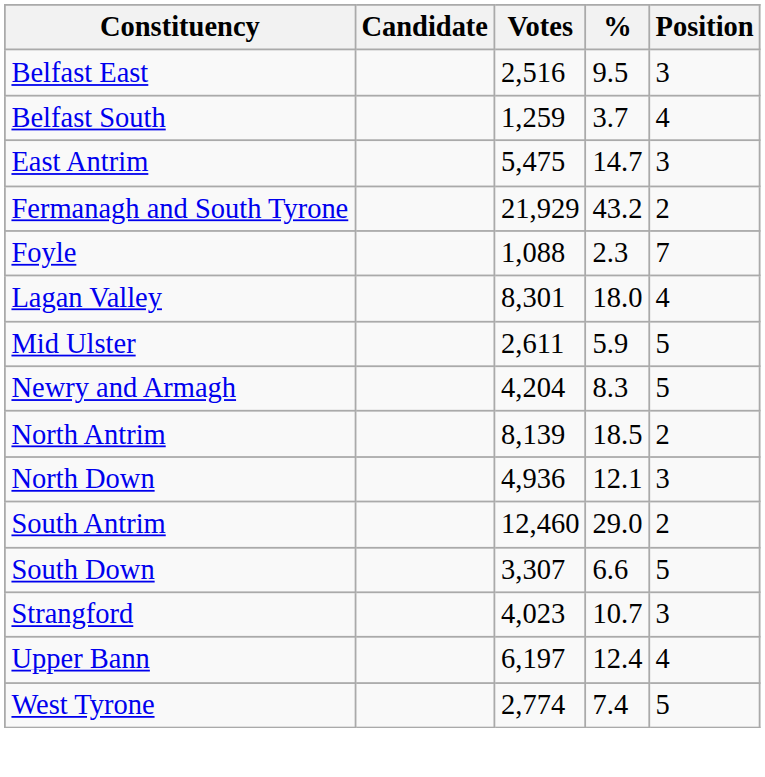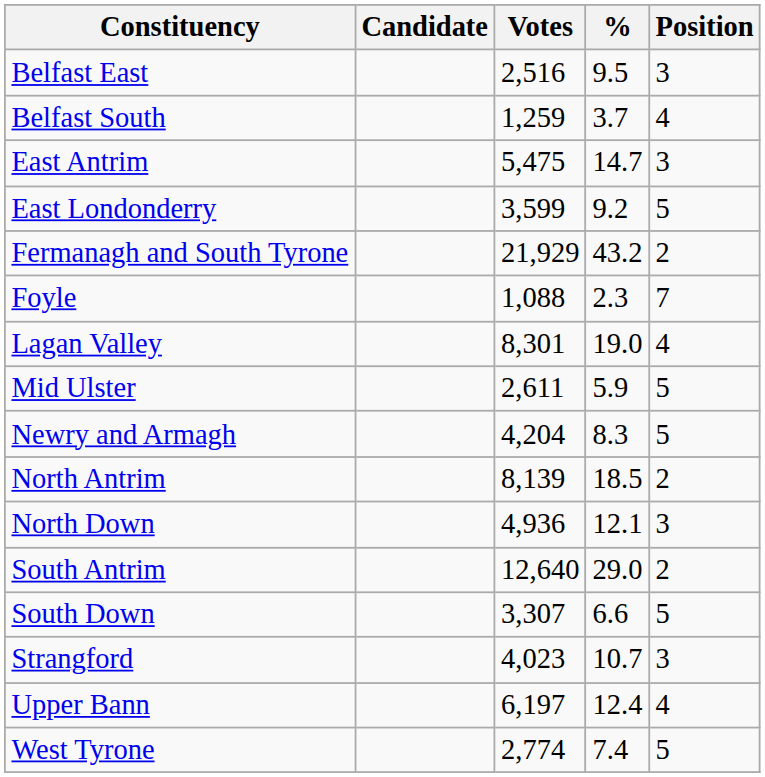+ row: (114, 207)
(617, 298) 18.0 -> (617, 343) 19.0
(540, 523) 12,460 -> (540, 569) 12,640
